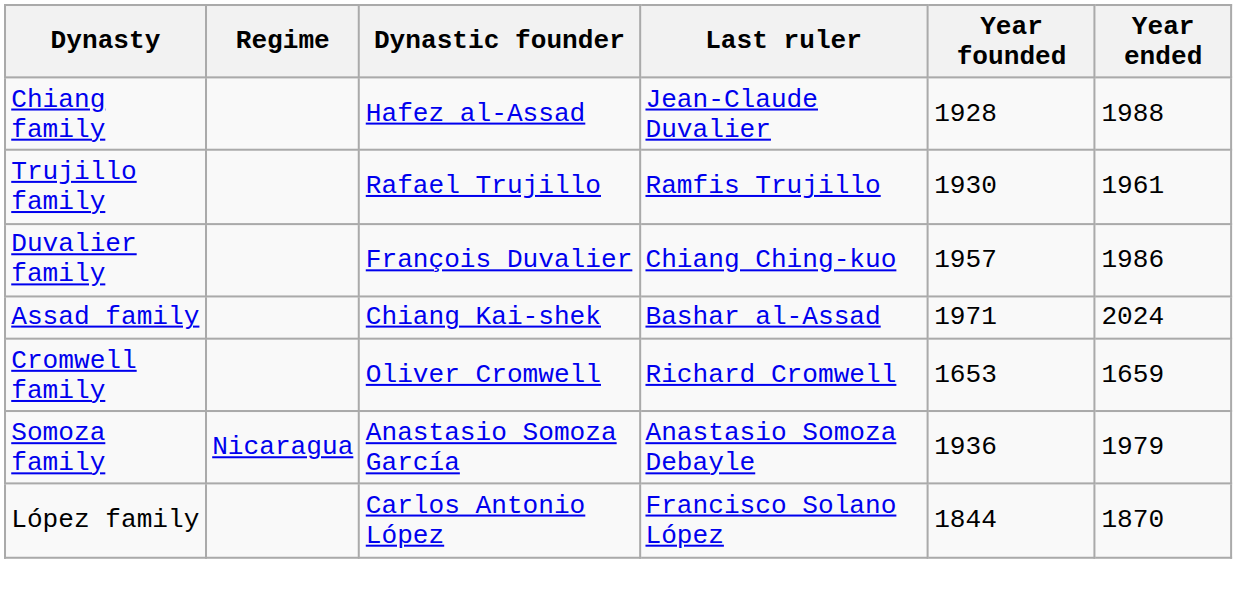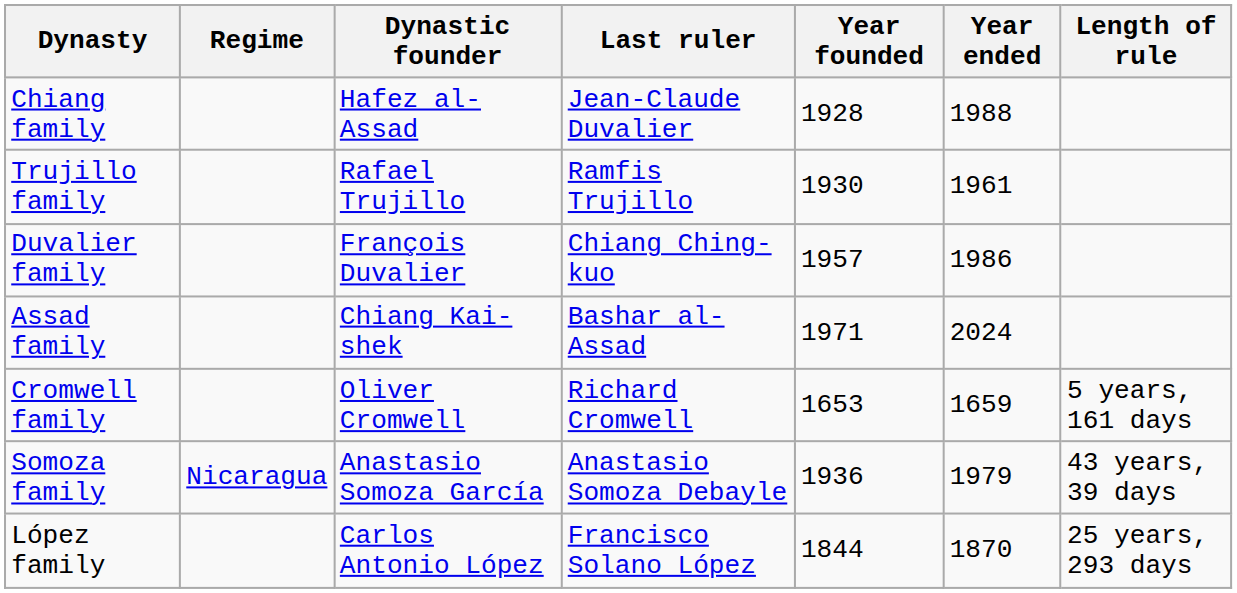+ column: (1146, 41)
